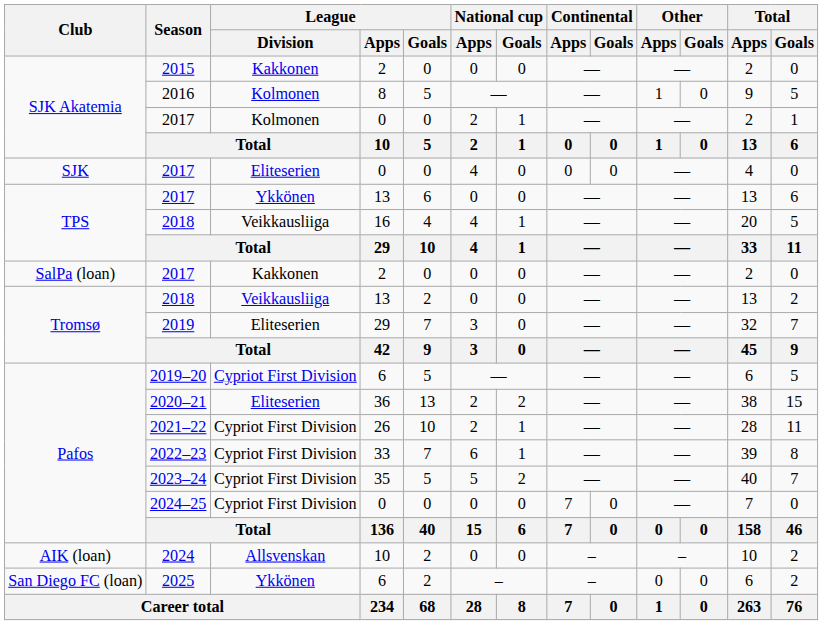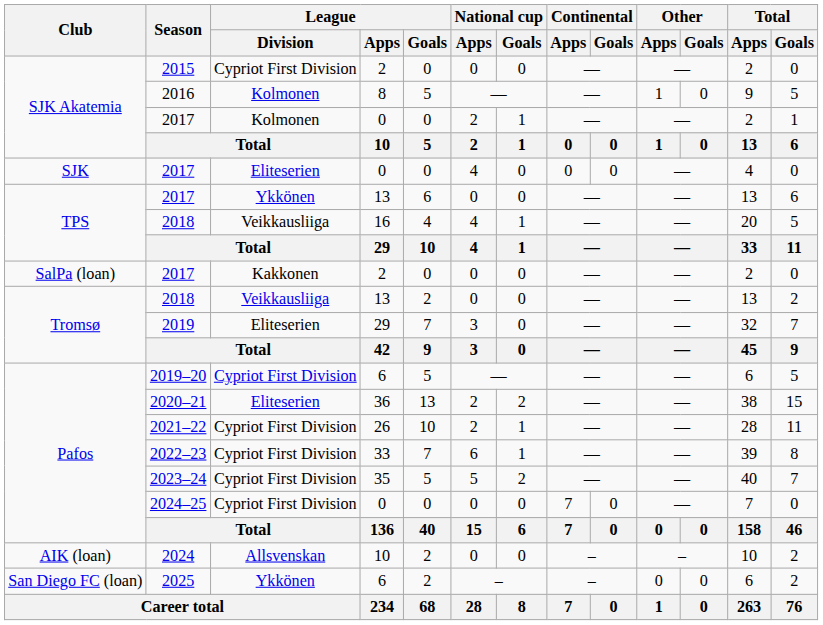(285, 68) Kakkonen -> (285, 68) Cypriot First Division
